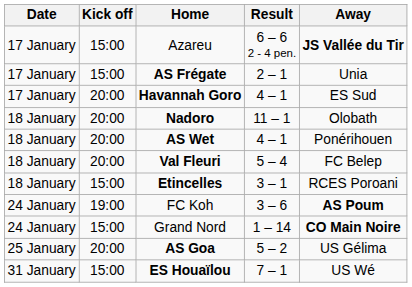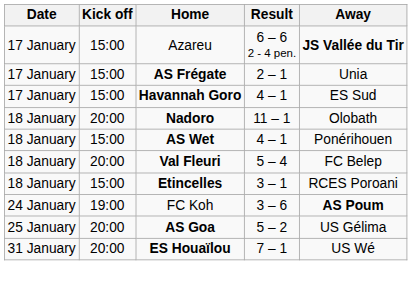(107, 96) 20:00 -> (107, 96) 15:00
(107, 140) 20:00 -> (107, 140) 15:00
- row: (190, 227)
(107, 270) 15:00 -> (107, 249) 20:00
